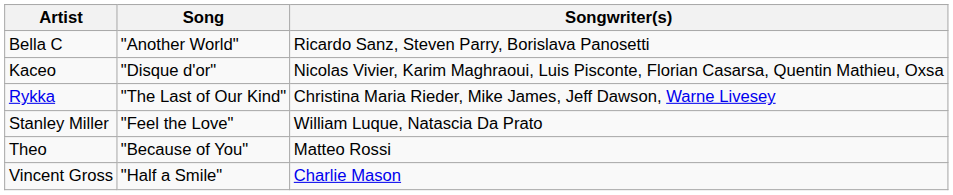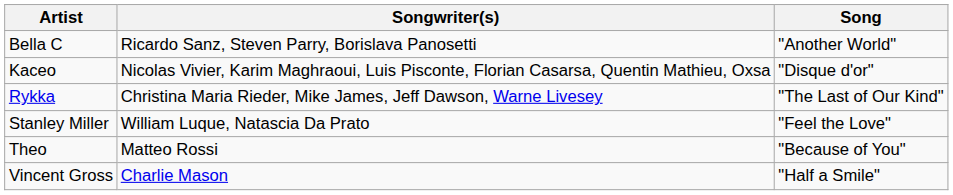columns swapped: (203, 17) <-> (619, 17)
